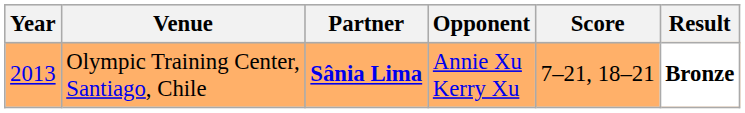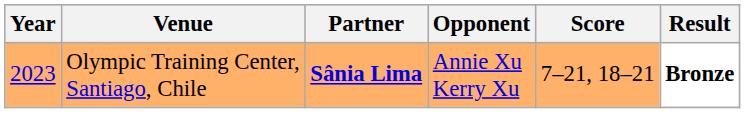(33, 74) 2013 -> (33, 74) 2023
